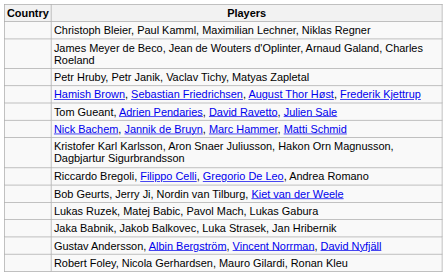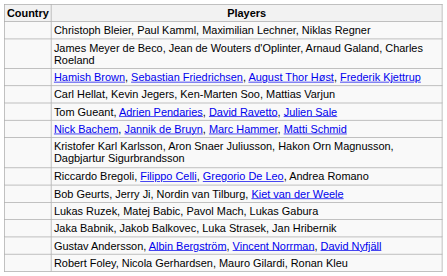- row: (182, 77)
+ row: (195, 95)
